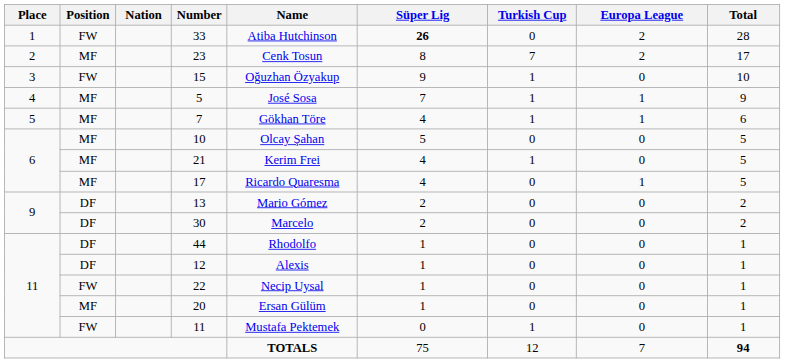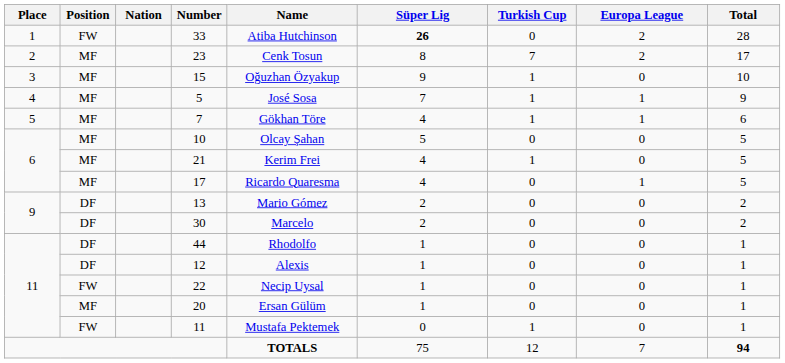(88, 77) FW -> (88, 77) MF
